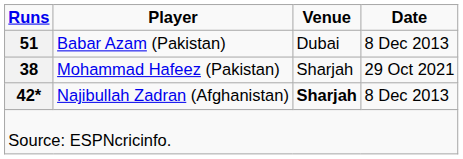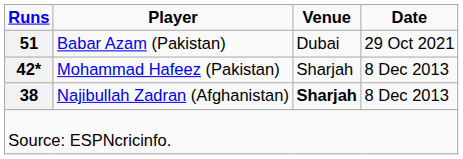(407, 43) 8 Dec 2013 -> (409, 43) 29 Oct 2021
(29, 69) 38 -> (29, 69) 42*
(409, 69) 29 Oct 2021 -> (407, 69) 8 Dec 2013
(29, 95) 42* -> (29, 95) 38
